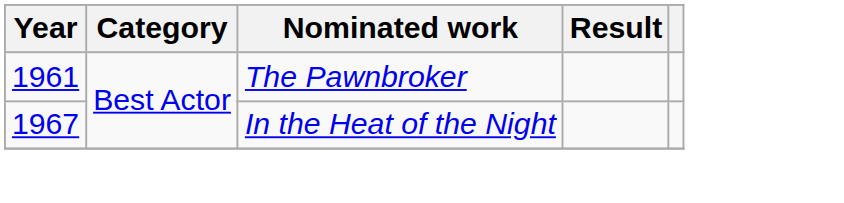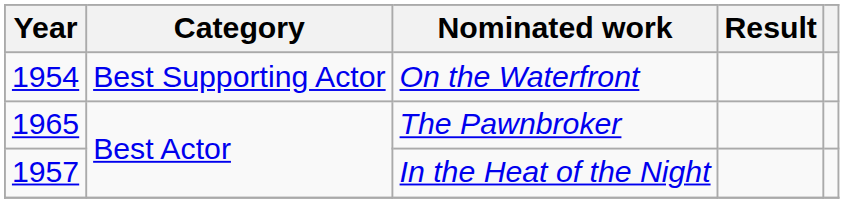+ row: (519, 76)
(46, 76) 1961 -> (46, 124) 1965
(46, 124) 1967 -> (46, 172) 1957
